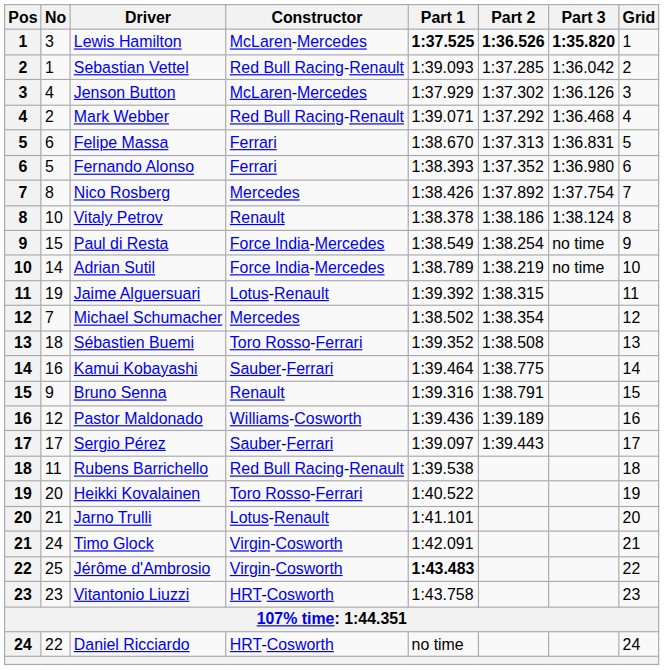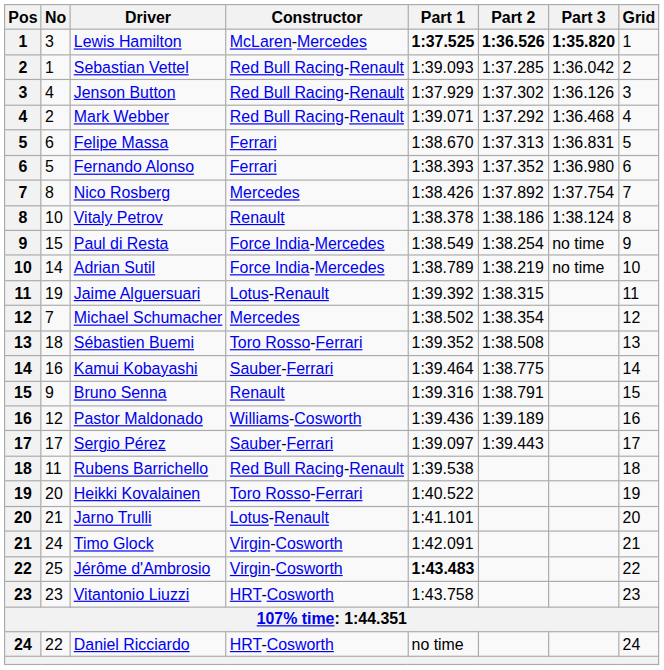(298, 92) McLaren-Mercedes -> (317, 92) Red Bull Racing-Renault
